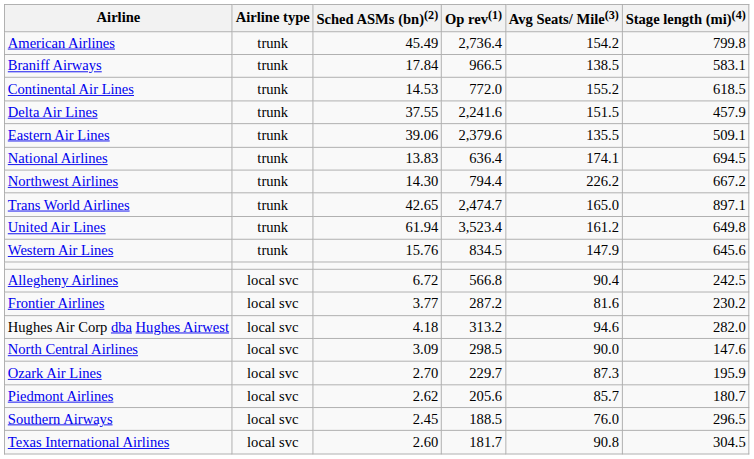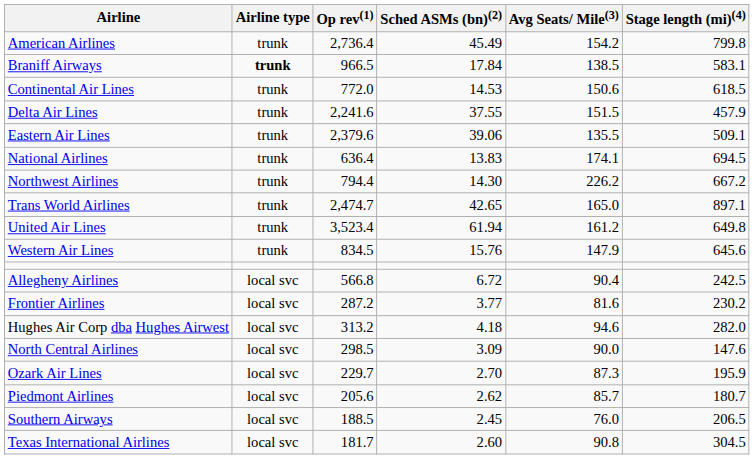columns swapped: (474, 18) <-> (377, 18)
(273, 66) normal -> (273, 66) bold
(603, 89) 155.2 -> (603, 89) 150.6
(729, 419) 296.5 -> (729, 419) 206.5
